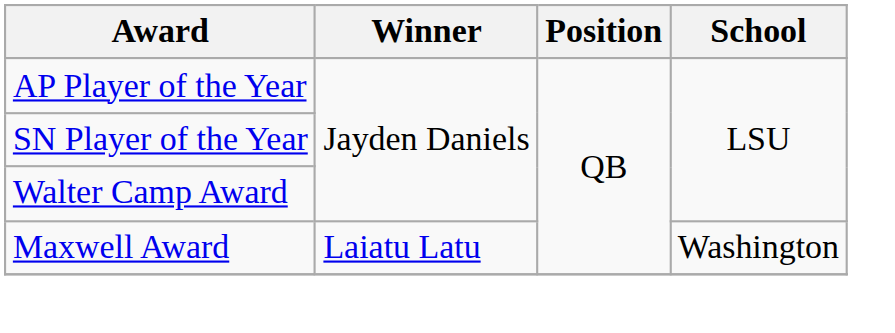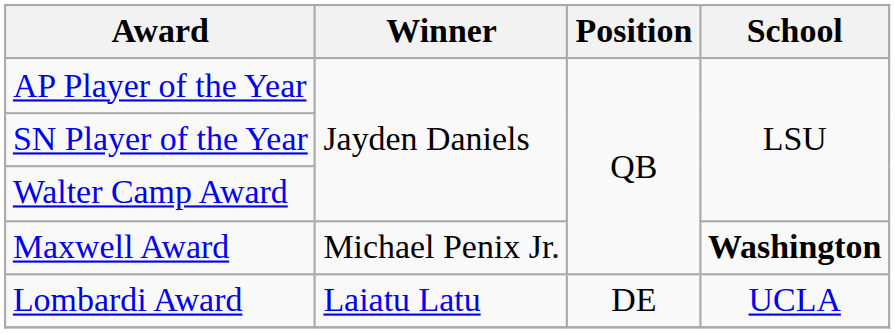(402, 246) Laiatu Latu -> (442, 246) Michael Penix Jr.
(758, 246) normal -> (795, 246) bold
+ row: (128, 300)
